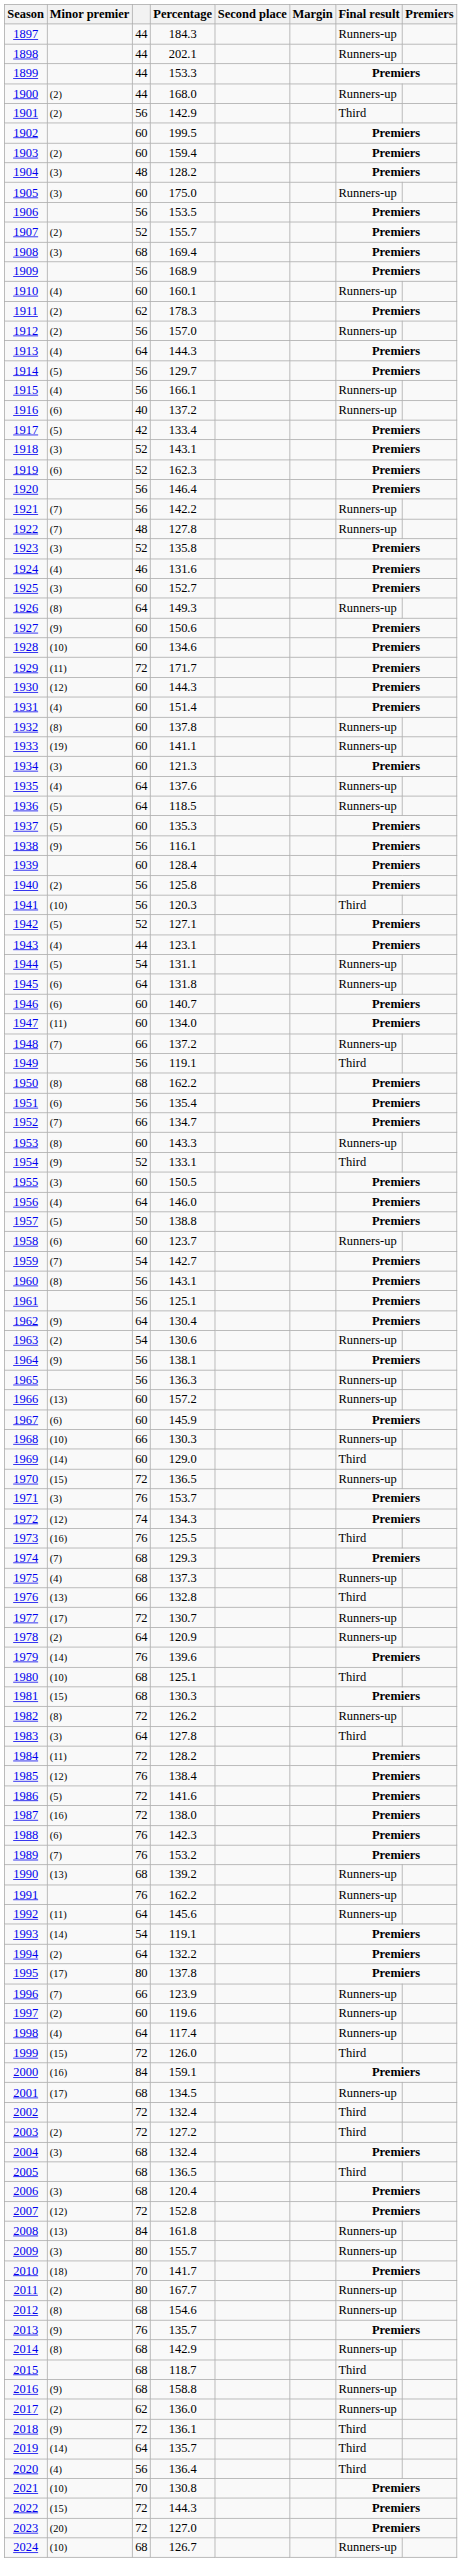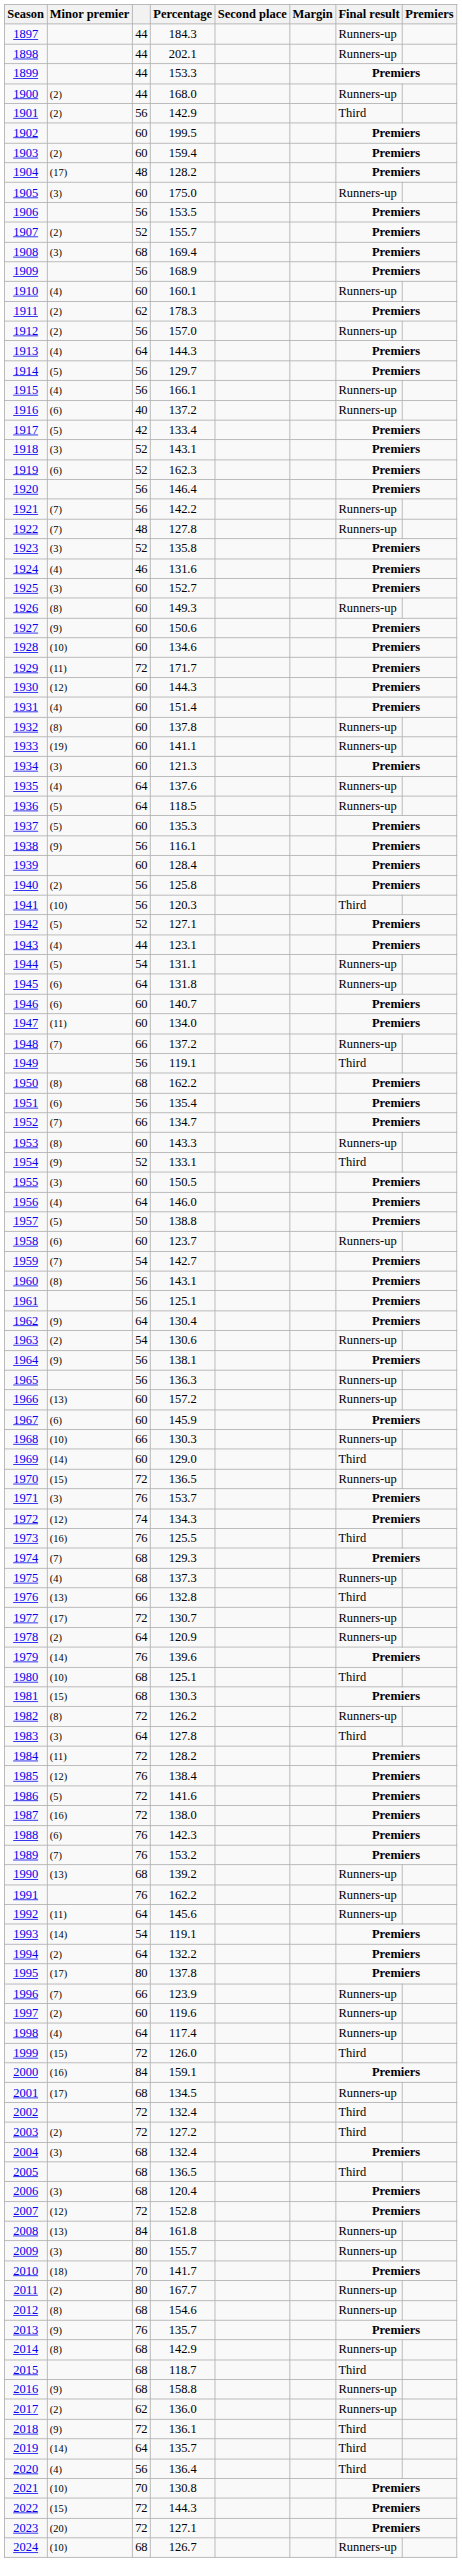(56, 173) (3) -> (58, 173) (17)
(141, 608) 64 -> (141, 608) 60
(183, 2528) 127.0 -> (183, 2528) 127.1
